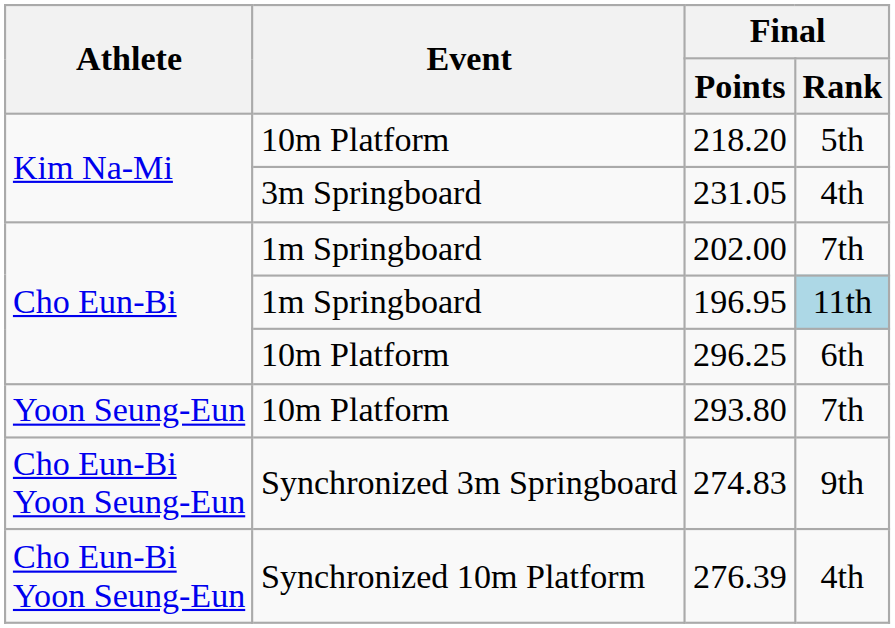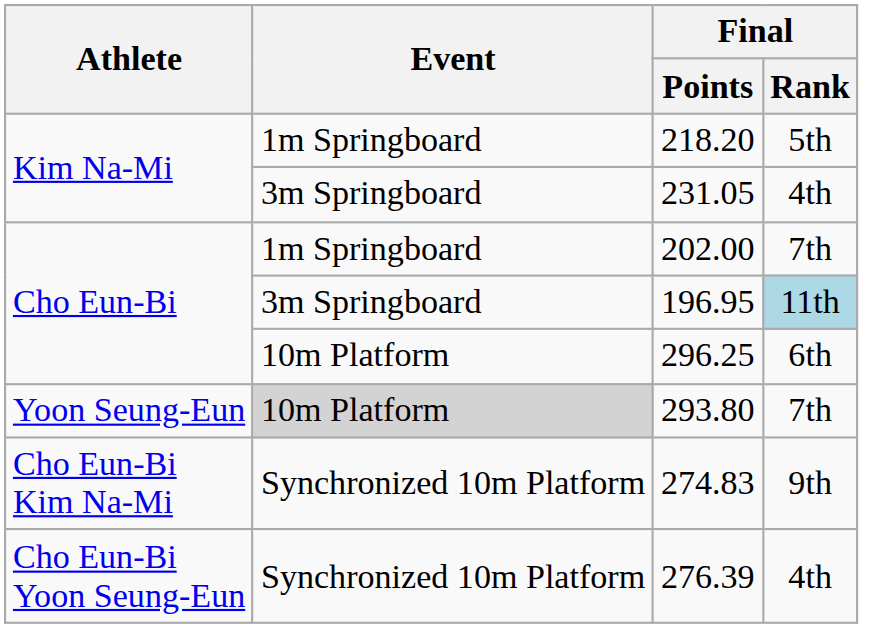(355, 139) 10m Platform -> (371, 139) 1m Springboard
(371, 301) 1m Springboard -> (371, 301) 3m Springboard
(355, 409) no background -> (355, 409) lightgrey background
(129, 483) Cho Eun-Bi Yoon Seung-Eun -> (95, 483) Cho Eun-Bi Kim Na-Mi
(469, 483) Synchronized 3m Springboard -> (453, 483) Synchronized 10m Platform
